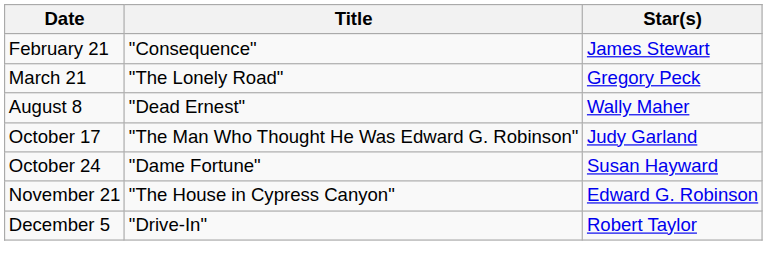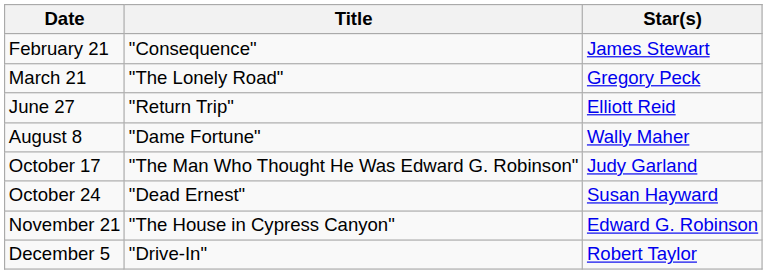+ row: (42, 107)
(187, 107) "Dead Ernest" -> (195, 136) "Dame Fortune"
(195, 166) "Dame Fortune" -> (187, 195) "Dead Ernest"
